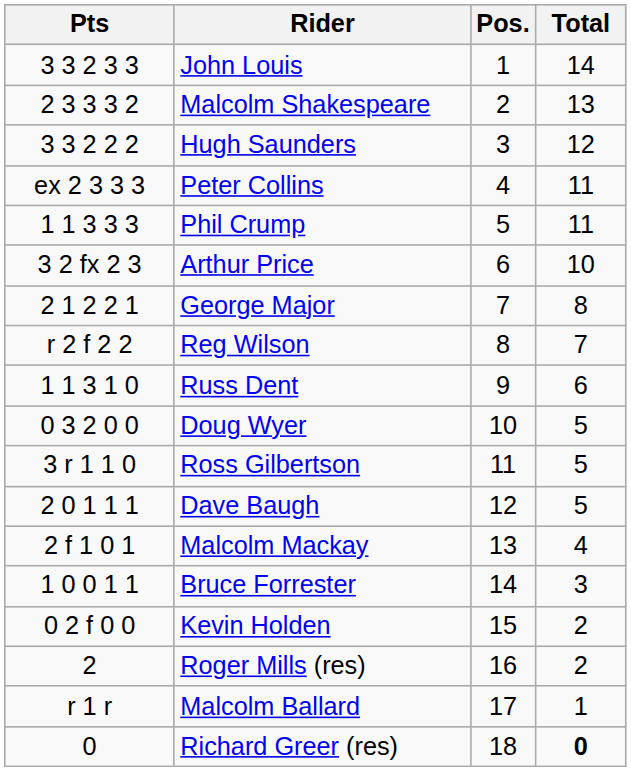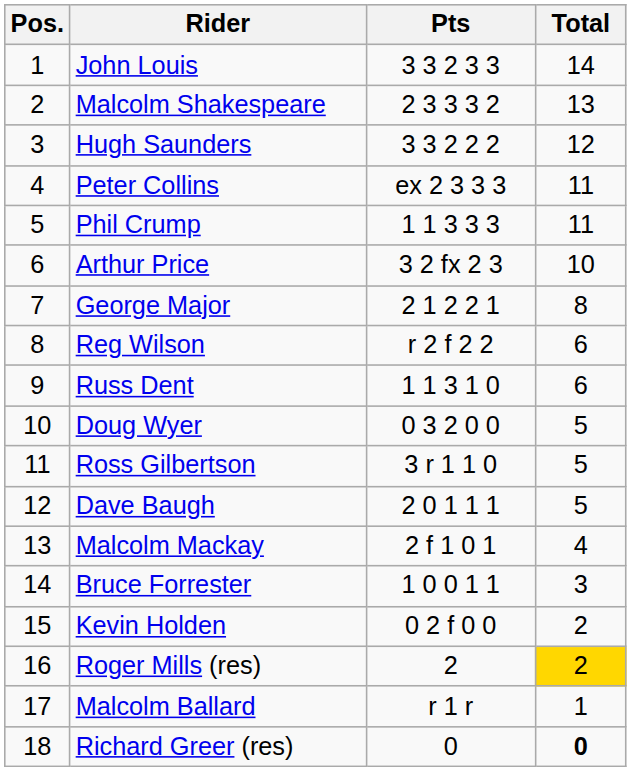columns swapped: (503, 24) <-> (90, 24)
(581, 345) 7 -> (581, 345) 6
(581, 666) no background -> (581, 666) gold background
